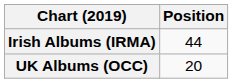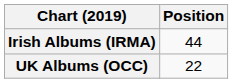(194, 66) 20 -> (194, 66) 22
